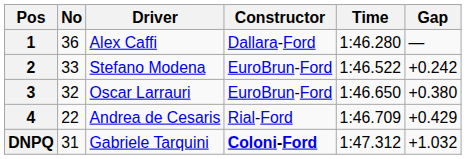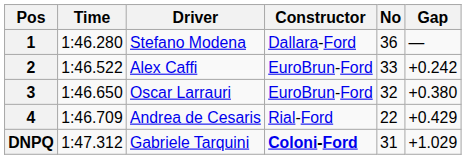columns swapped: (72, 17) <-> (370, 17)
(123, 42) Alex Caffi -> (188, 42) Stefano Modena
(148, 67) Stefano Modena -> (164, 67) Alex Caffi
(433, 142) +1.032 -> (433, 142) +1.029
